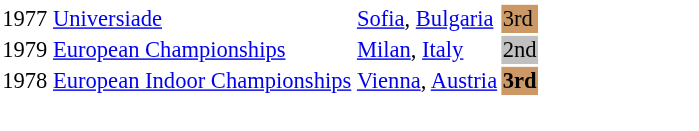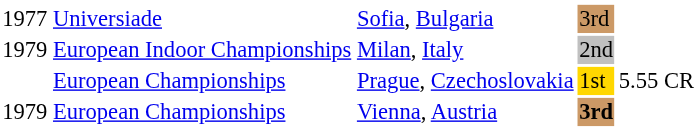(169, 49) European Championships -> (202, 49) European Indoor Championships
+ row: (465, 80)
(25, 80) 1978 -> (25, 111) 1979
(202, 80) European Indoor Championships -> (169, 111) European Championships
